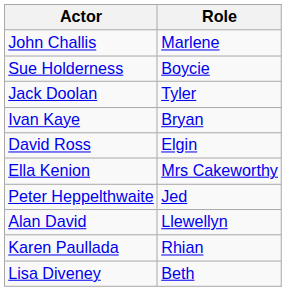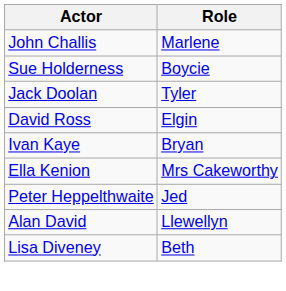rows swapped: (50, 145) <-> (44, 119)
- row: (63, 247)
